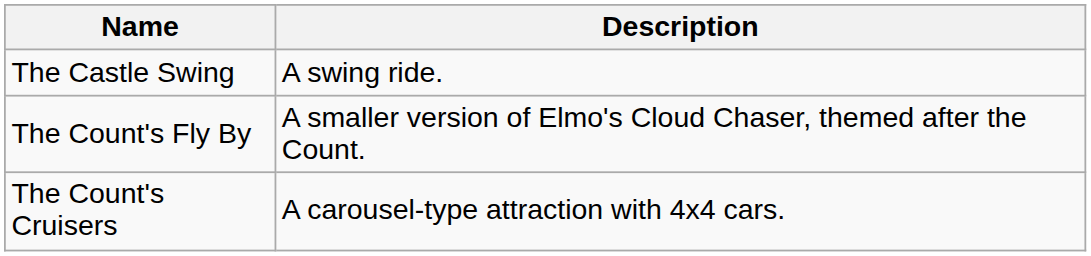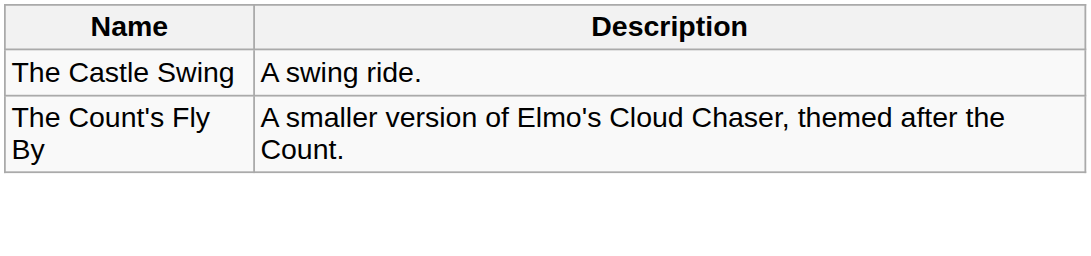- row: (88, 210)
